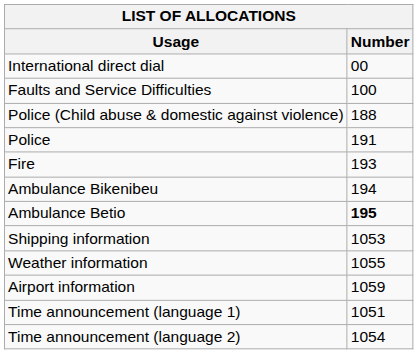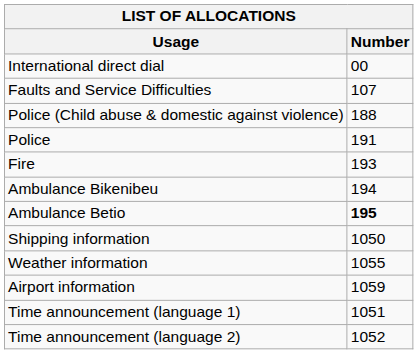(364, 90) 100 -> (364, 90) 107
(368, 238) 1053 -> (368, 238) 1050
(368, 336) 1054 -> (368, 336) 1052
